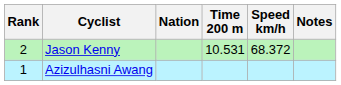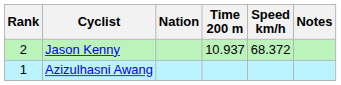(225, 49) 10.531 -> (225, 49) 10.937
